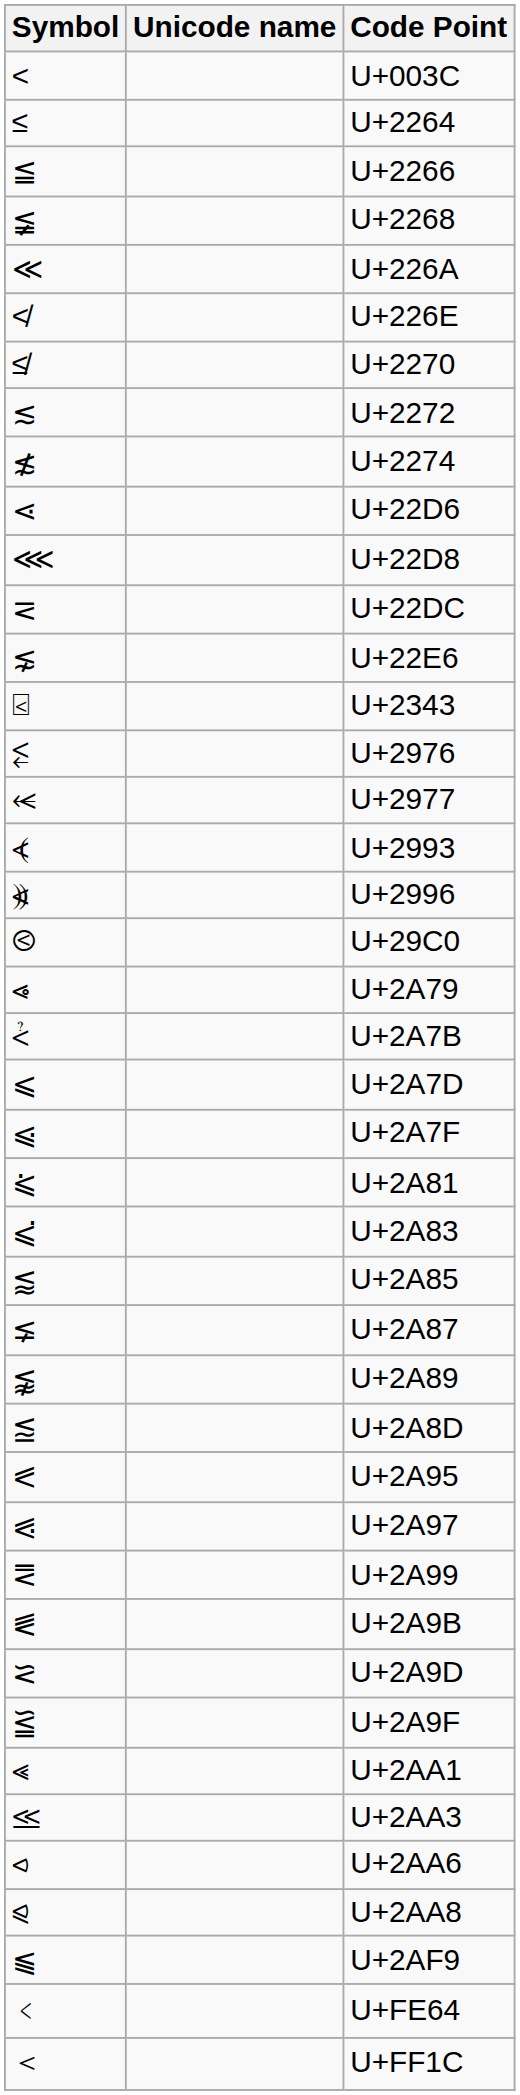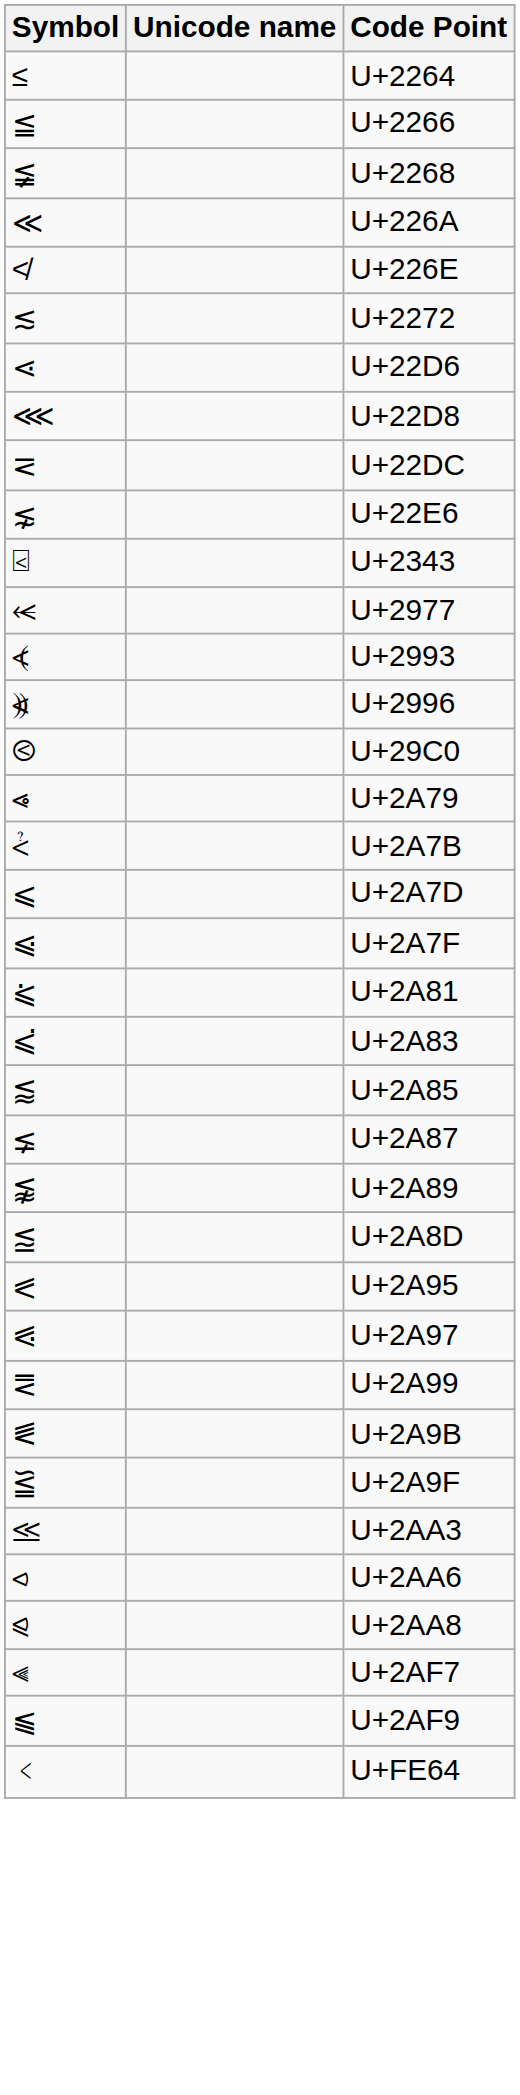- row: (405, 75)
- row: (403, 364)
- row: (403, 461)
- row: (403, 752)
- row: (407, 1672)
- row: (406, 1769)
+ row: (405, 1671)
- row: (407, 2063)
